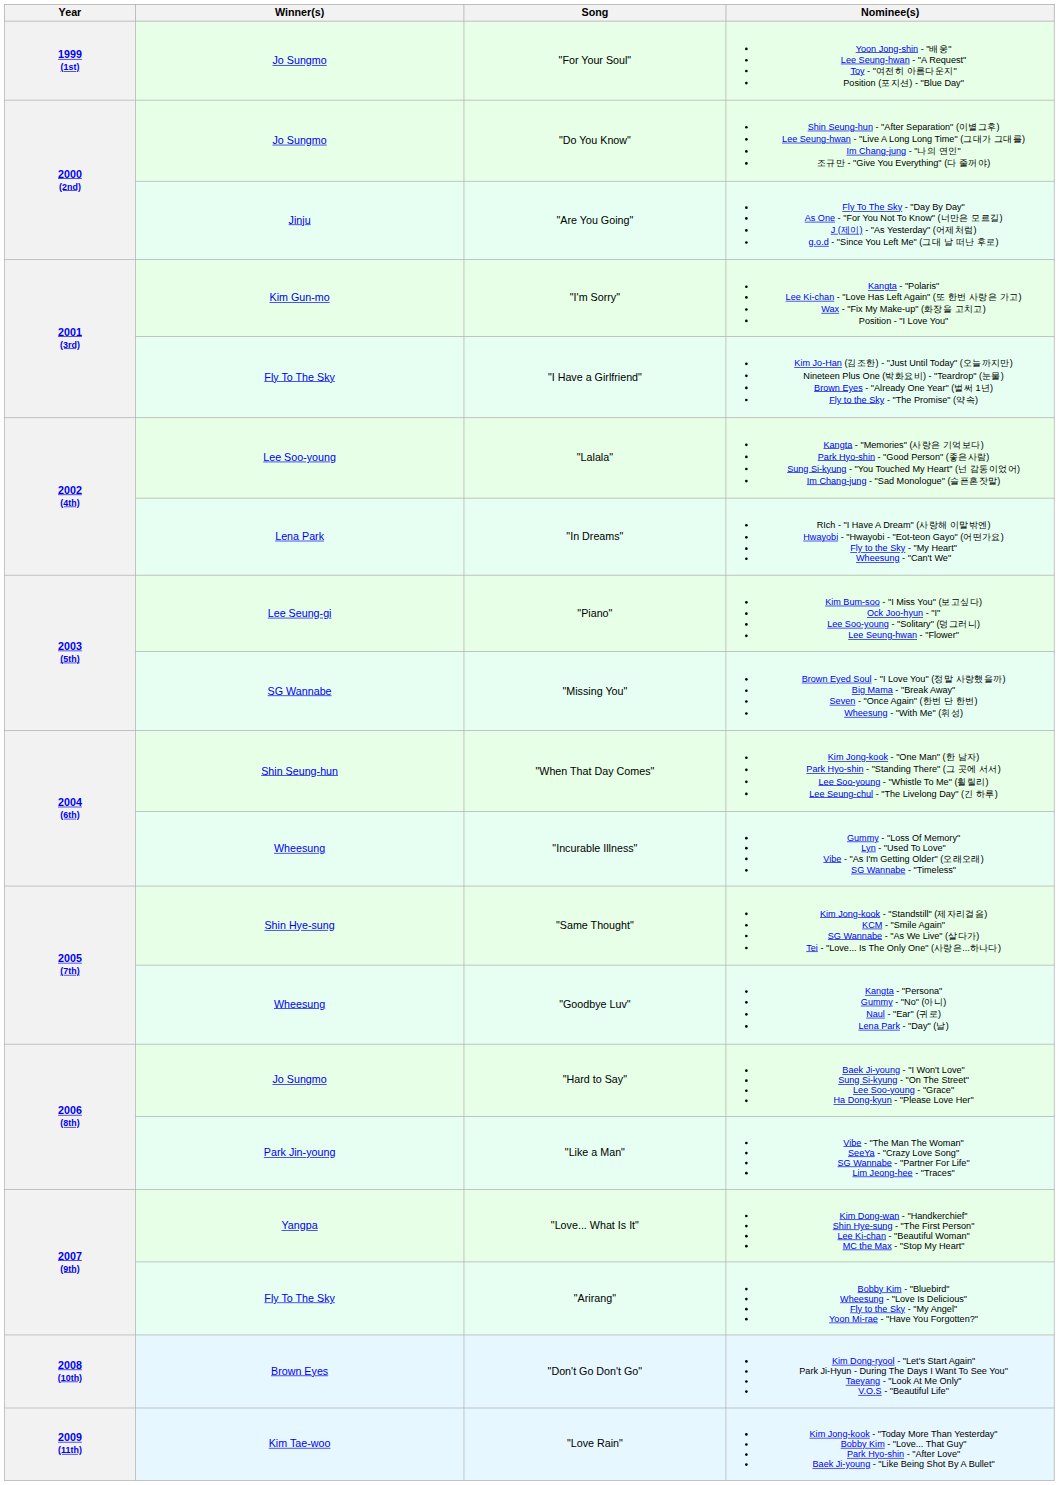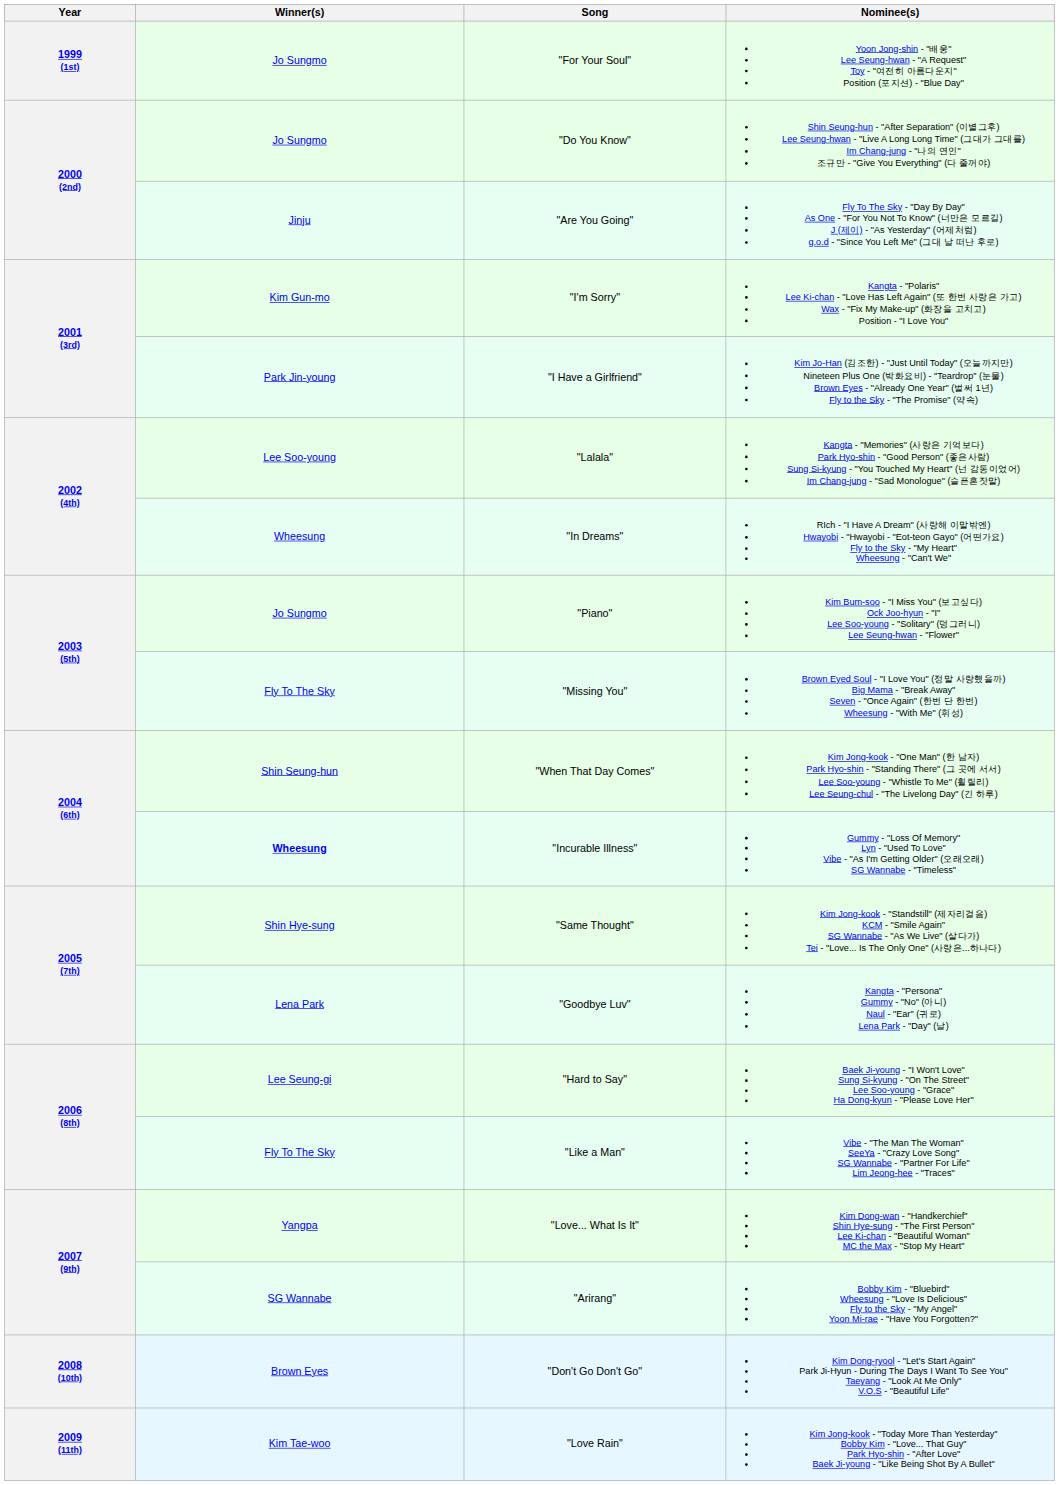(300, 377) Fly To The Sky -> (300, 377) Park Jin-young
(300, 536) Lena Park -> (300, 536) Wheesung
(300, 613) Lee Seung-gi -> (300, 613) Jo Sungmo
(300, 691) SG Wannabe -> (300, 691) Fly To The Sky
(300, 848) normal -> (300, 848) bold
(300, 1004) Wheesung -> (300, 1004) Lena Park
(300, 1080) Jo Sungmo -> (300, 1080) Lee Seung-gi
(300, 1153) Park Jin-young -> (300, 1153) Fly To The Sky
(300, 1298) Fly To The Sky -> (300, 1298) SG Wannabe
